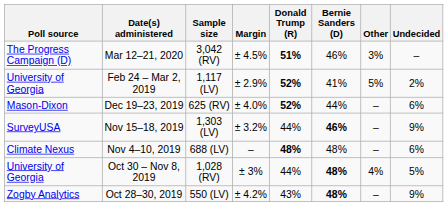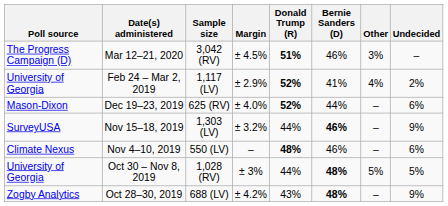(376, 83) 5% -> (376, 83) 4%
(209, 150) 688 (LV) -> (209, 150) 550 (LV)
(336, 150) 48% -> (336, 150) 46%
(376, 172) 4% -> (376, 172) 5%
(209, 194) 550 (LV) -> (209, 194) 688 (LV)
